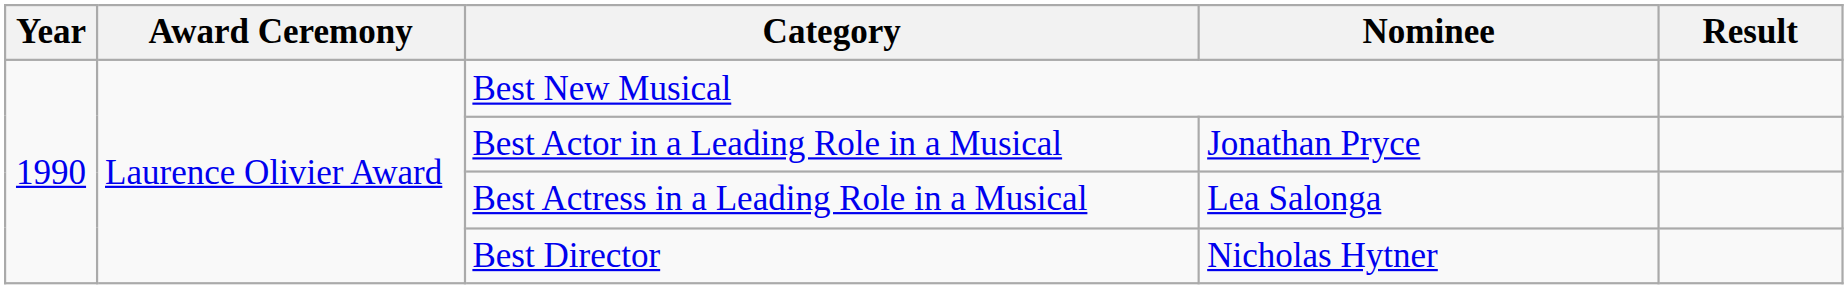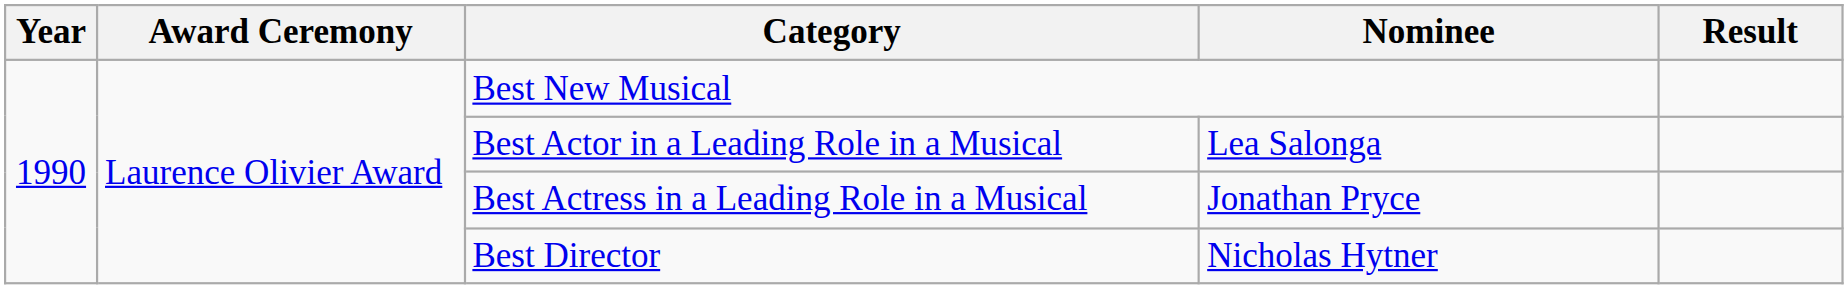(1314, 143) Jonathan Pryce -> (1294, 143) Lea Salonga
(1294, 198) Lea Salonga -> (1314, 198) Jonathan Pryce
